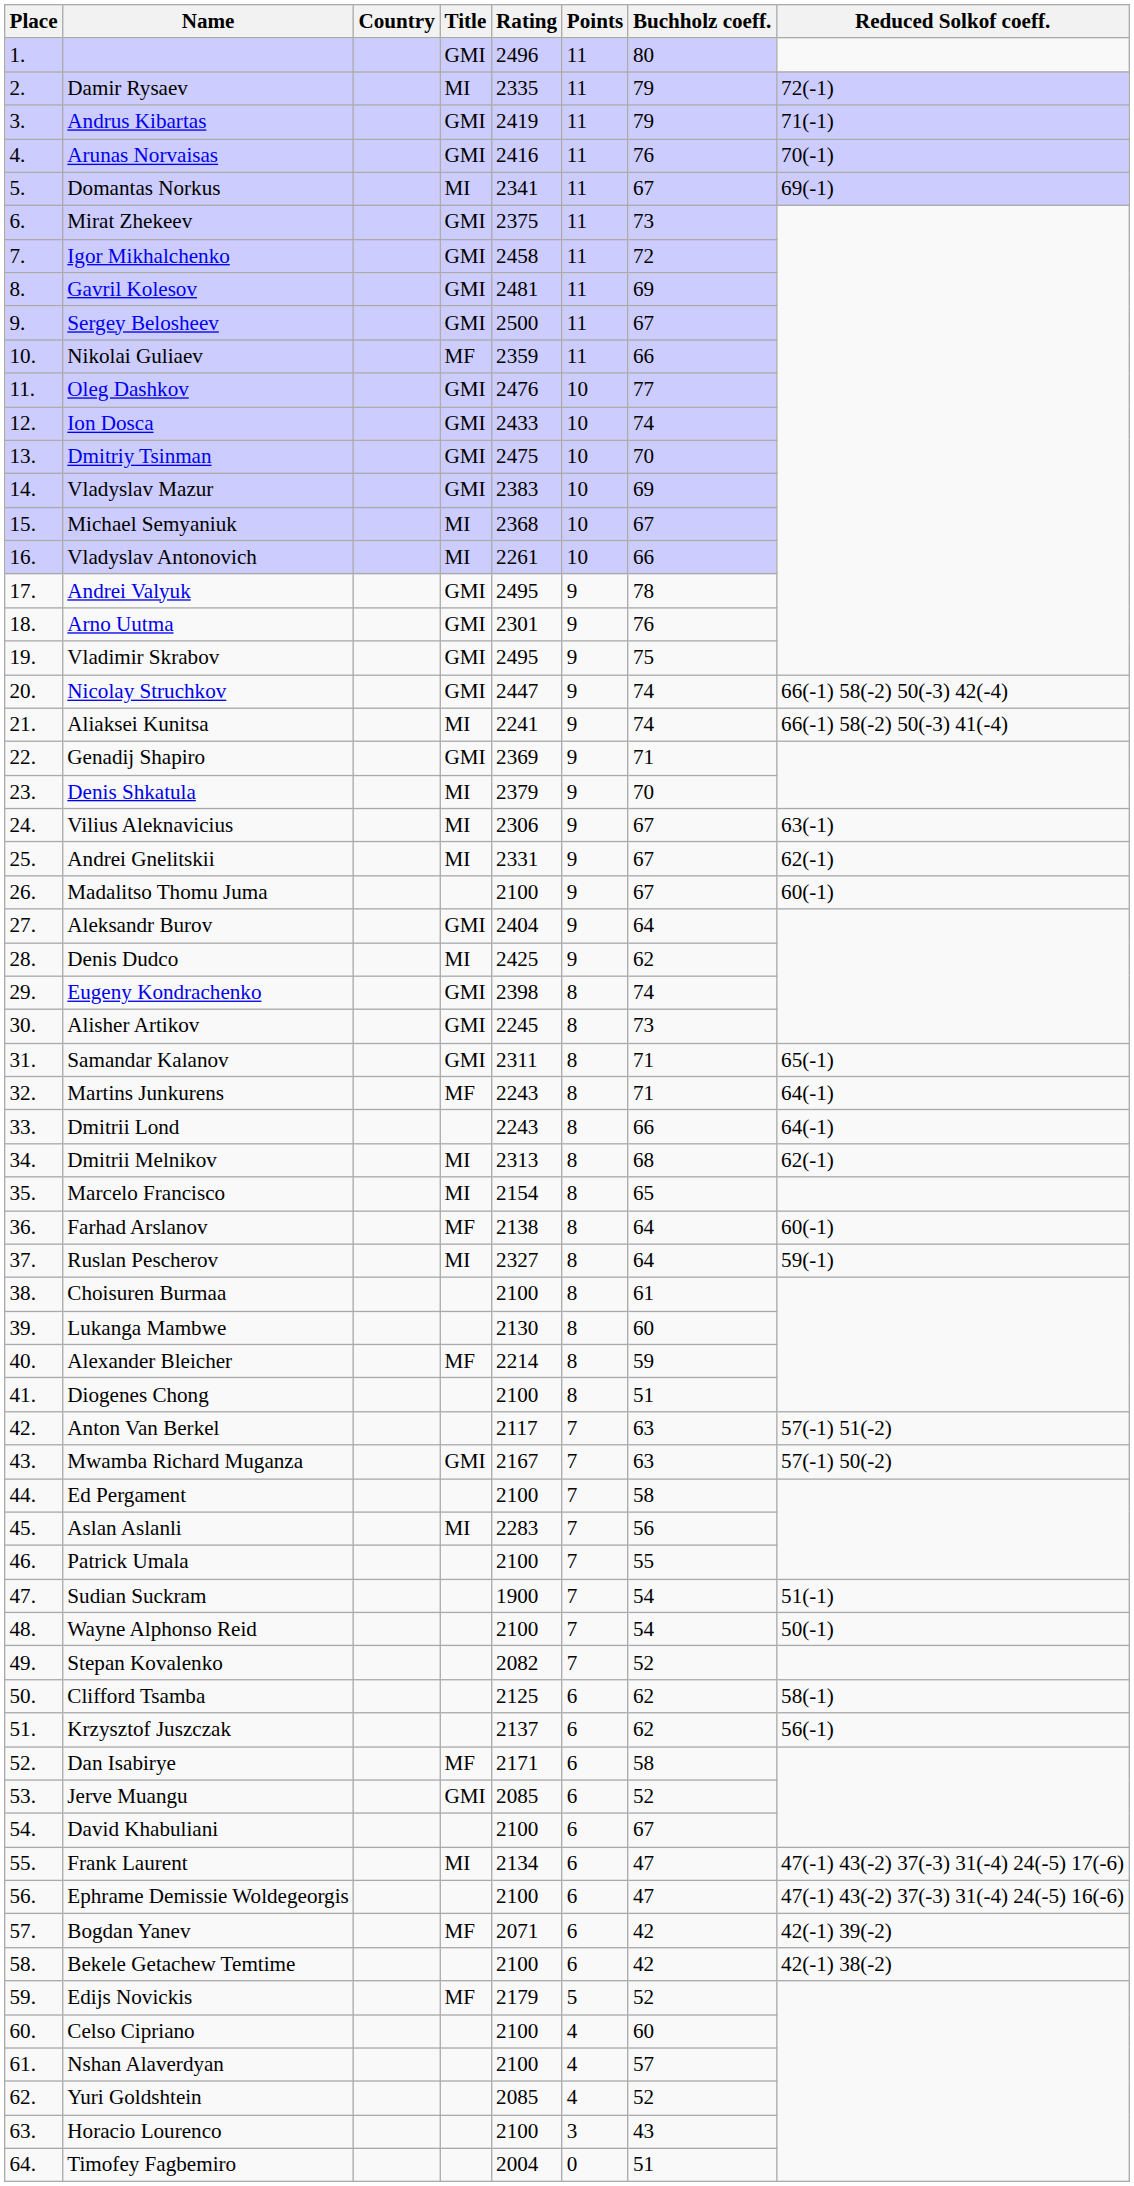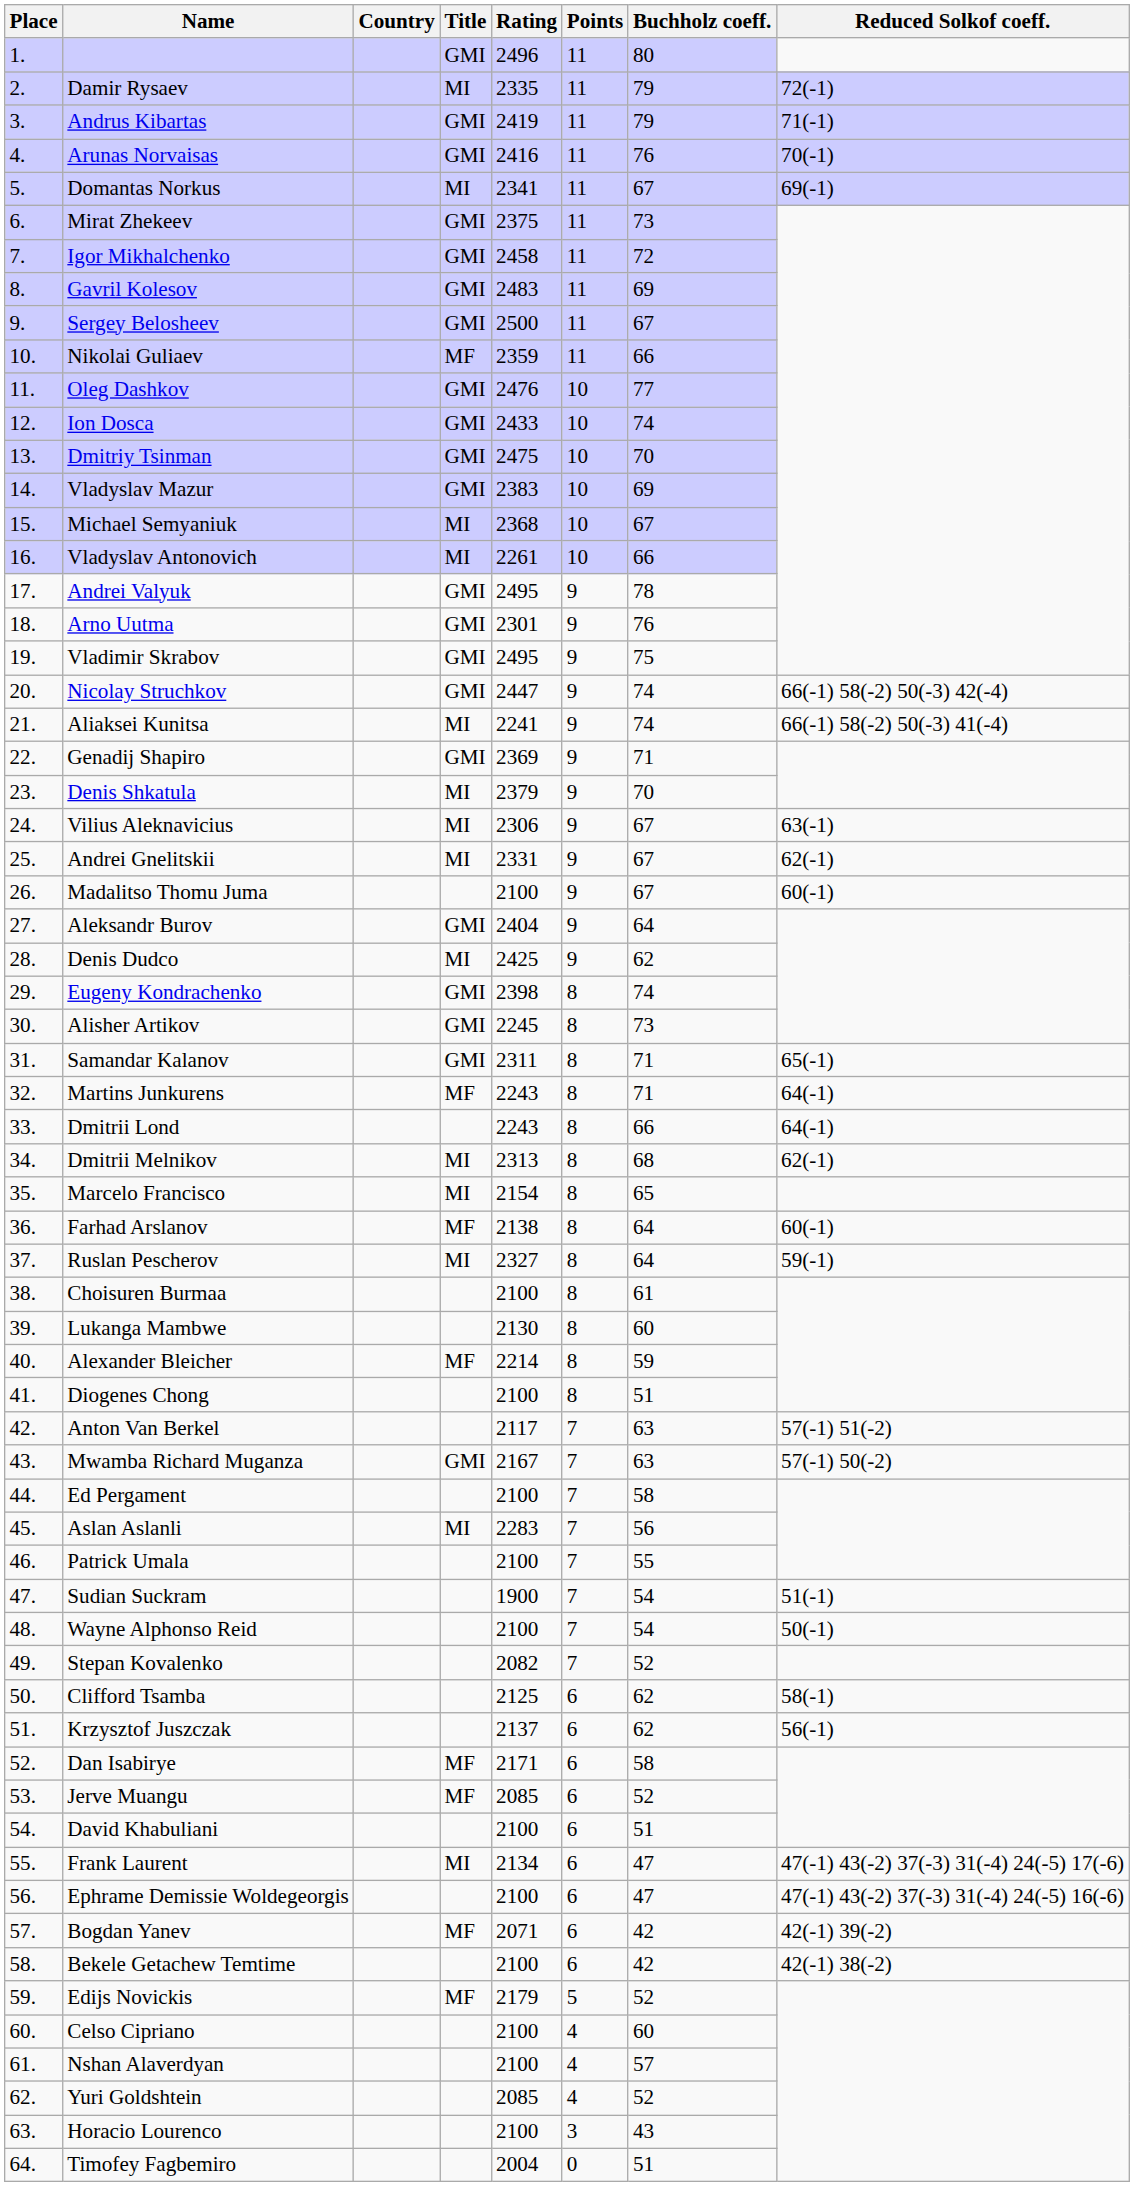(517, 289) 2481 -> (517, 289) 2483
(465, 1796) GMI -> (460, 1796) MF
(643, 1829) 67 -> (643, 1829) 51
